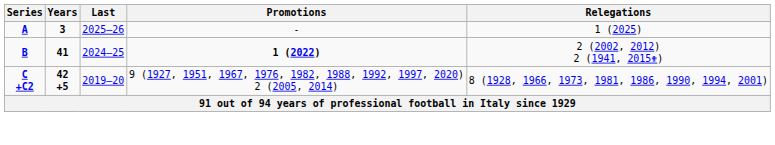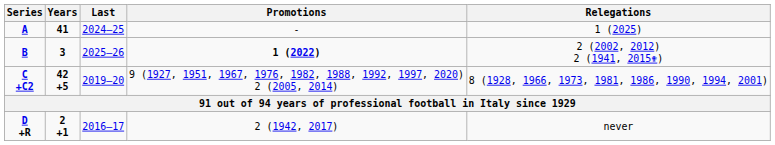(62, 29) 3 -> (62, 29) 41
(103, 29) 2025–26 -> (103, 29) 2024–25
(62, 52) 41 -> (62, 52) 3
(103, 52) 2024–25 -> (103, 52) 2025–26
+ row: (25, 126)
